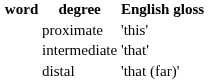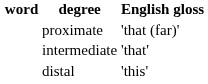(135, 29) 'this' -> (150, 29) 'that (far)'
(150, 71) 'that (far)' -> (135, 71) 'this'
